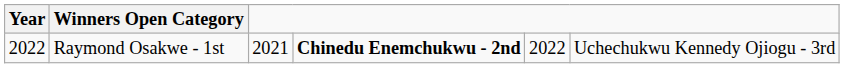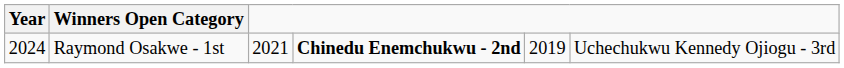(27, 47) 2022 -> (27, 47) 2024
(547, 47) 2022 -> (547, 47) 2019
